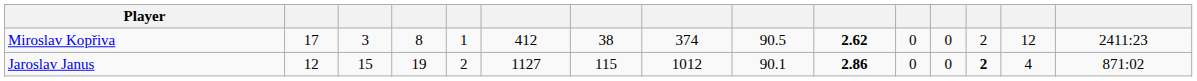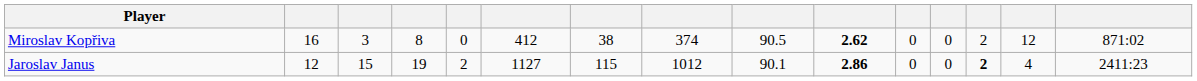(311, 40) 17 -> (311, 40) 16
(464, 40) 1 -> (464, 40) 0
(1123, 40) 2411:23 -> (1123, 40) 871:02
(1123, 64) 871:02 -> (1123, 64) 2411:23
